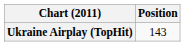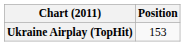(158, 31) 143 -> (158, 31) 153
